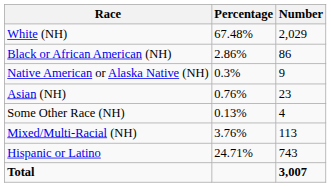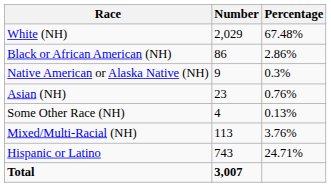columns swapped: (301, 14) <-> (244, 14)
